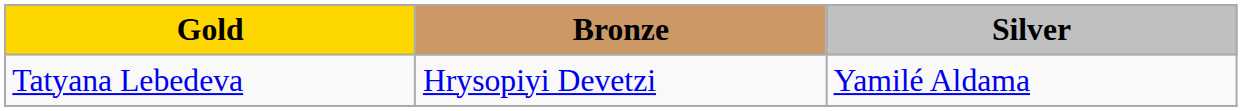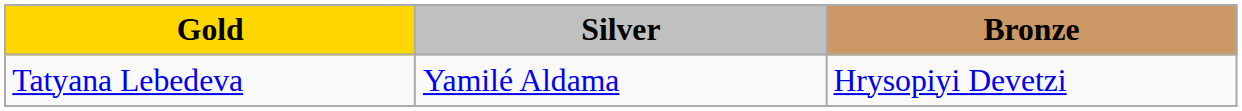columns swapped: (1031, 29) <-> (621, 29)
